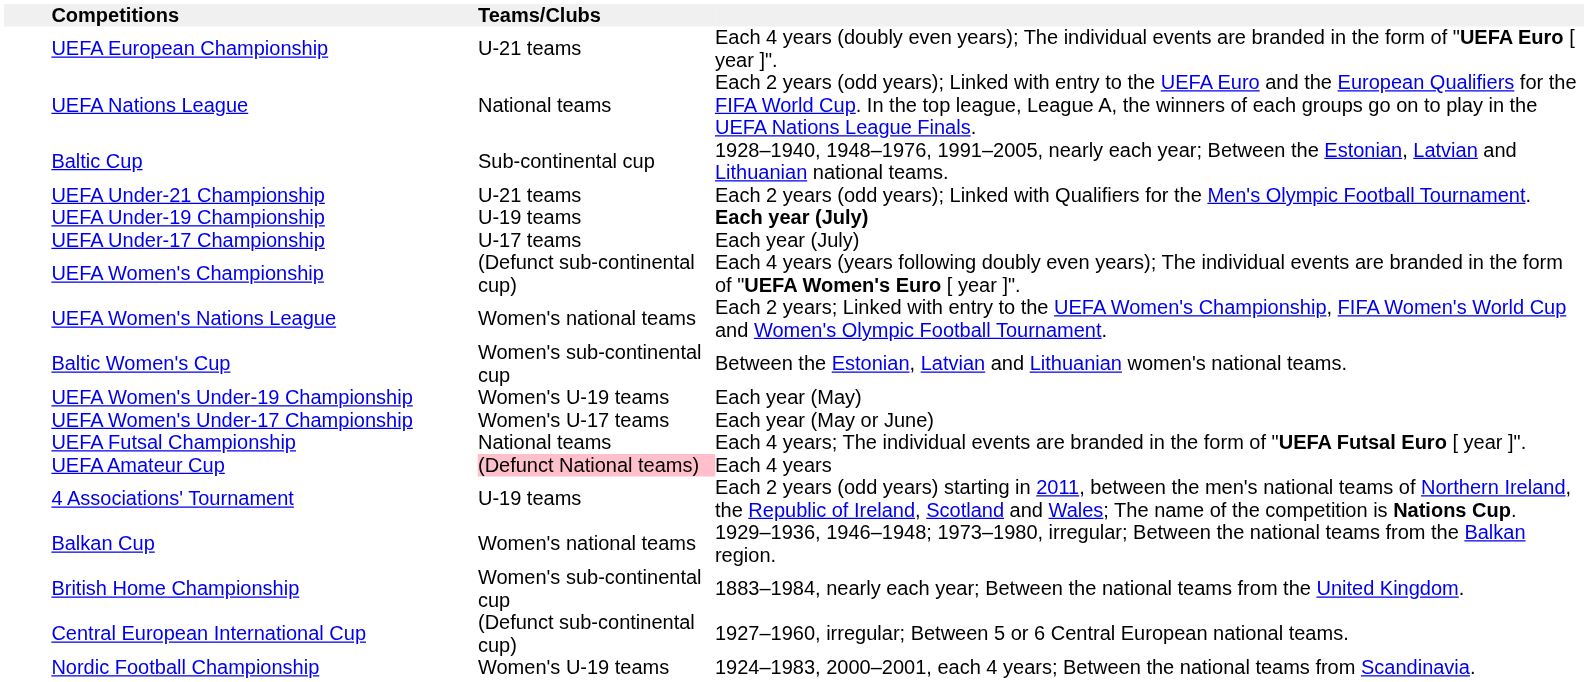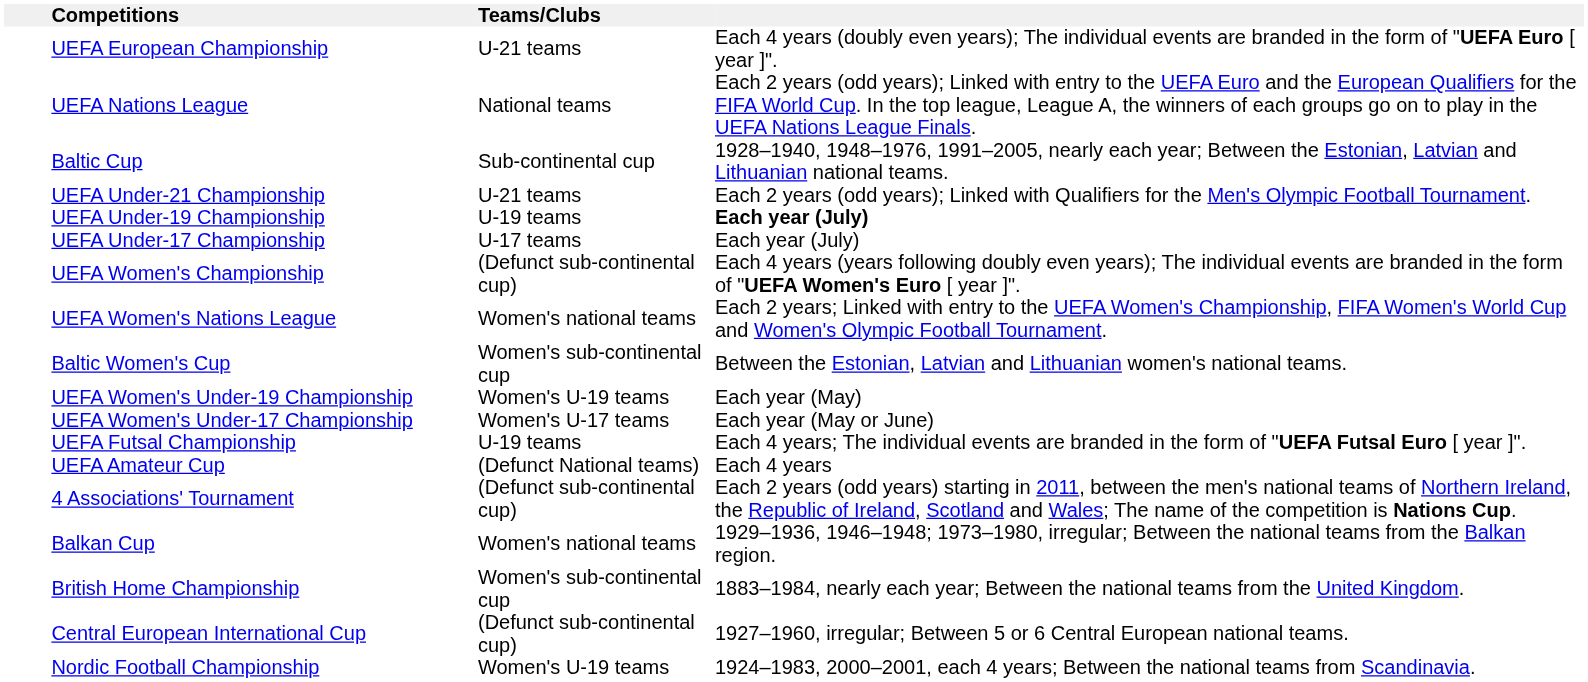(545, 442) National teams -> (530, 442) U-19 teams
(589, 465) pink background -> (589, 465) no background
(530, 498) U-19 teams -> (586, 498) (Defunct sub-continental cup)
